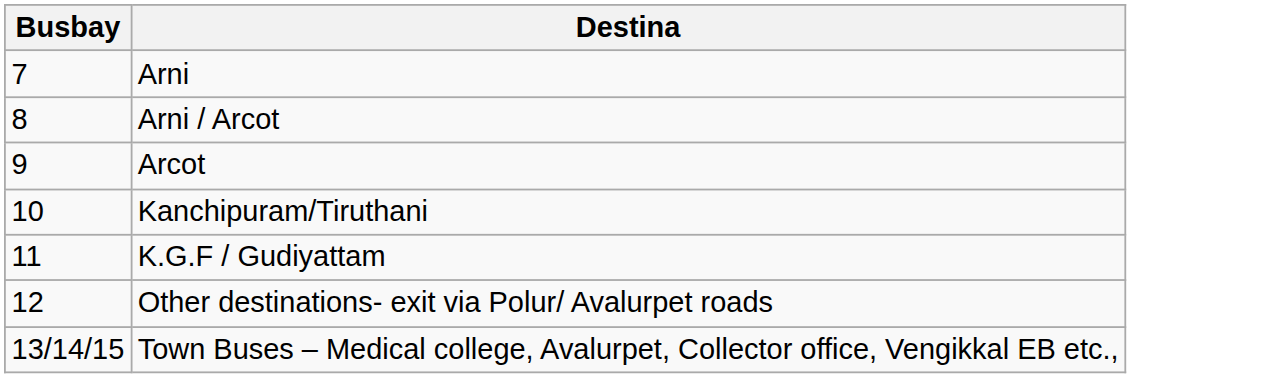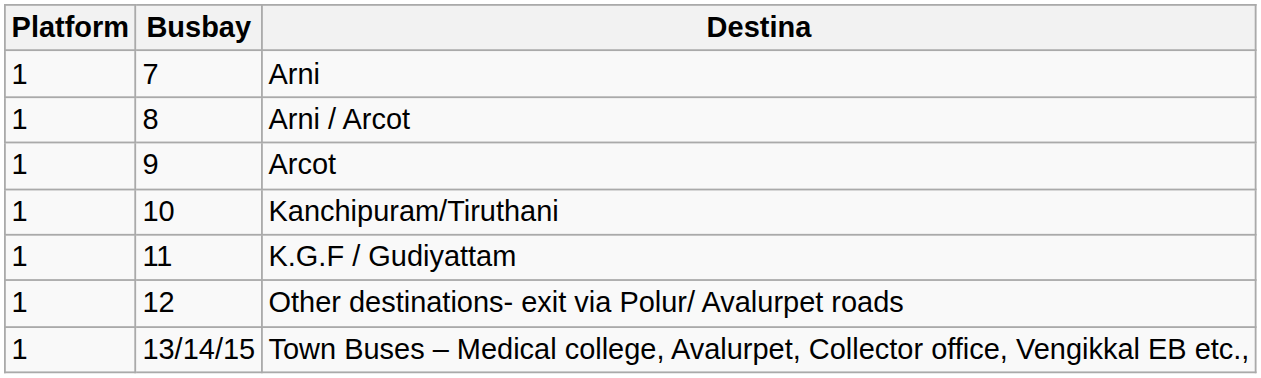+ column: (70, 27)
